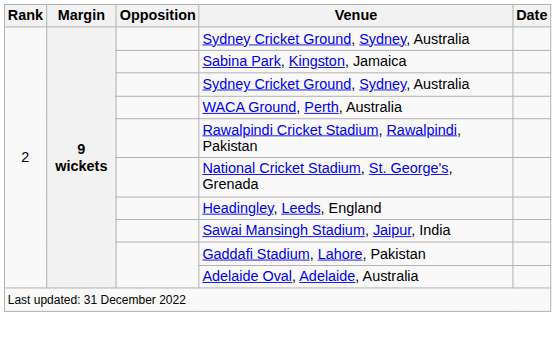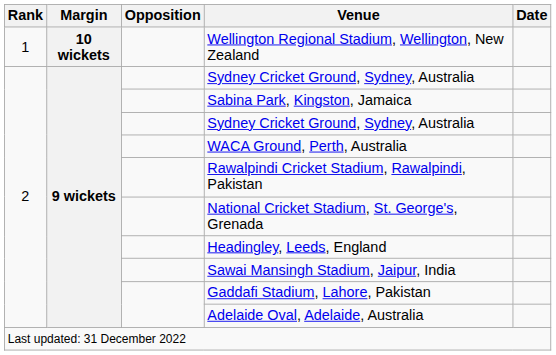+ row: (25, 46)
